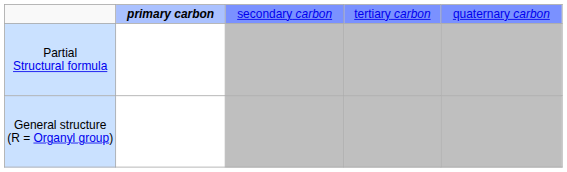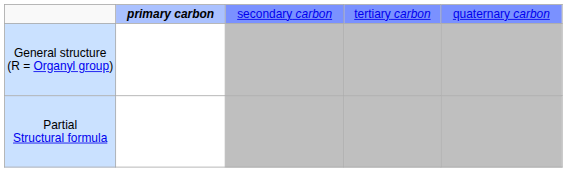rows swapped: (60, 132) <-> (60, 60)
